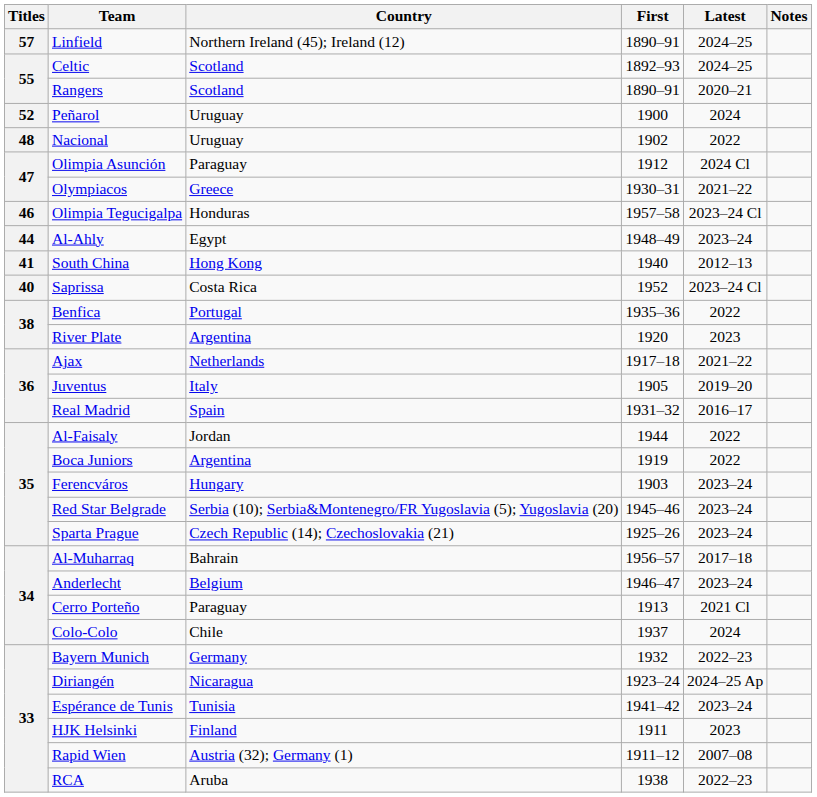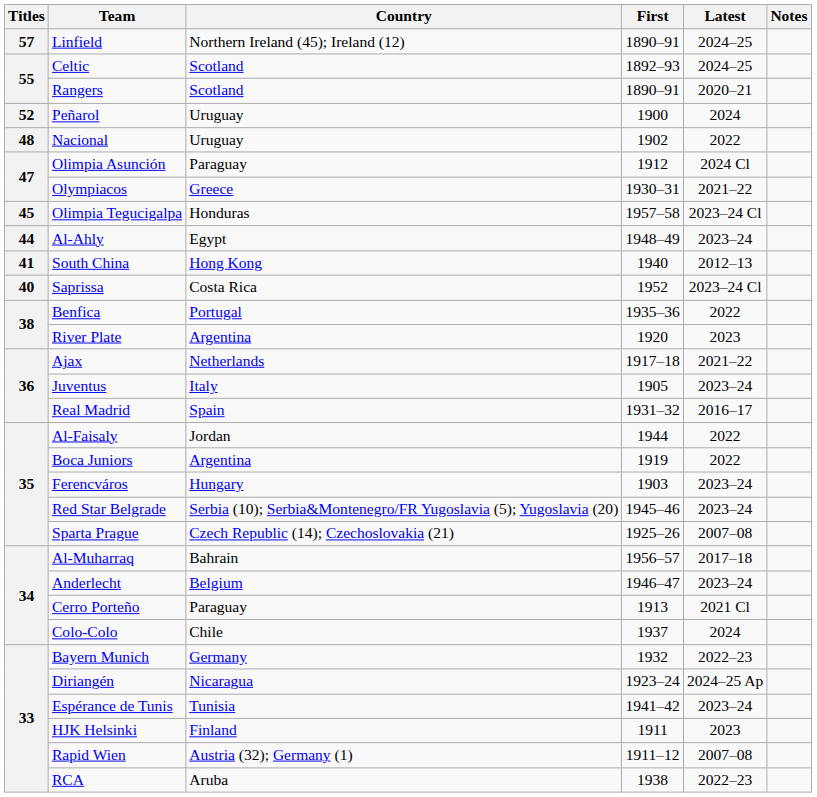(26, 213) 46 -> (26, 213) 45
(725, 386) 2019–20 -> (725, 386) 2023–24
(725, 533) 2023–24 -> (725, 533) 2007–08
